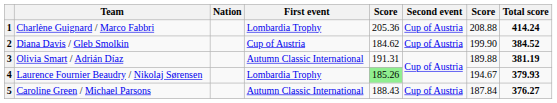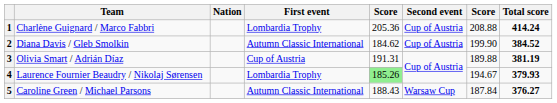(276, 43) Cup of Austria -> (305, 43) Autumn Classic International
(305, 59) Autumn Classic International -> (276, 59) Cup of Austria
(434, 91) Cup of Austria -> (430, 91) Warsaw Cup
